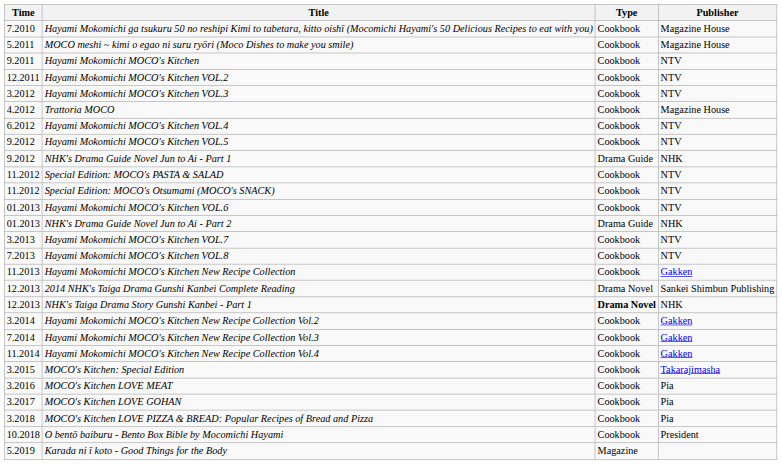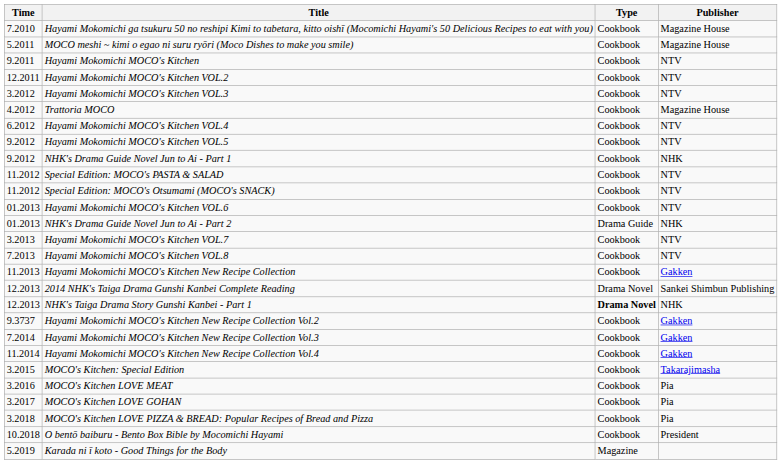(625, 158) Drama Guide -> (619, 158) Cookbook
(21, 321) 3.2014 -> (21, 321) 9.3737
